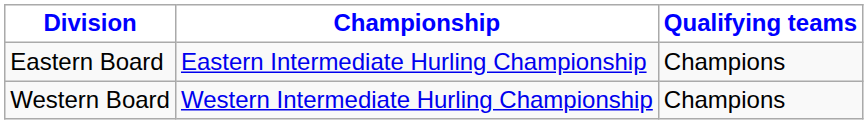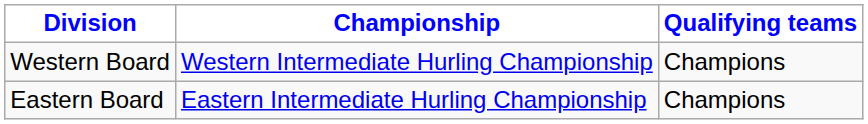rows swapped: (87, 61) <-> (90, 99)
